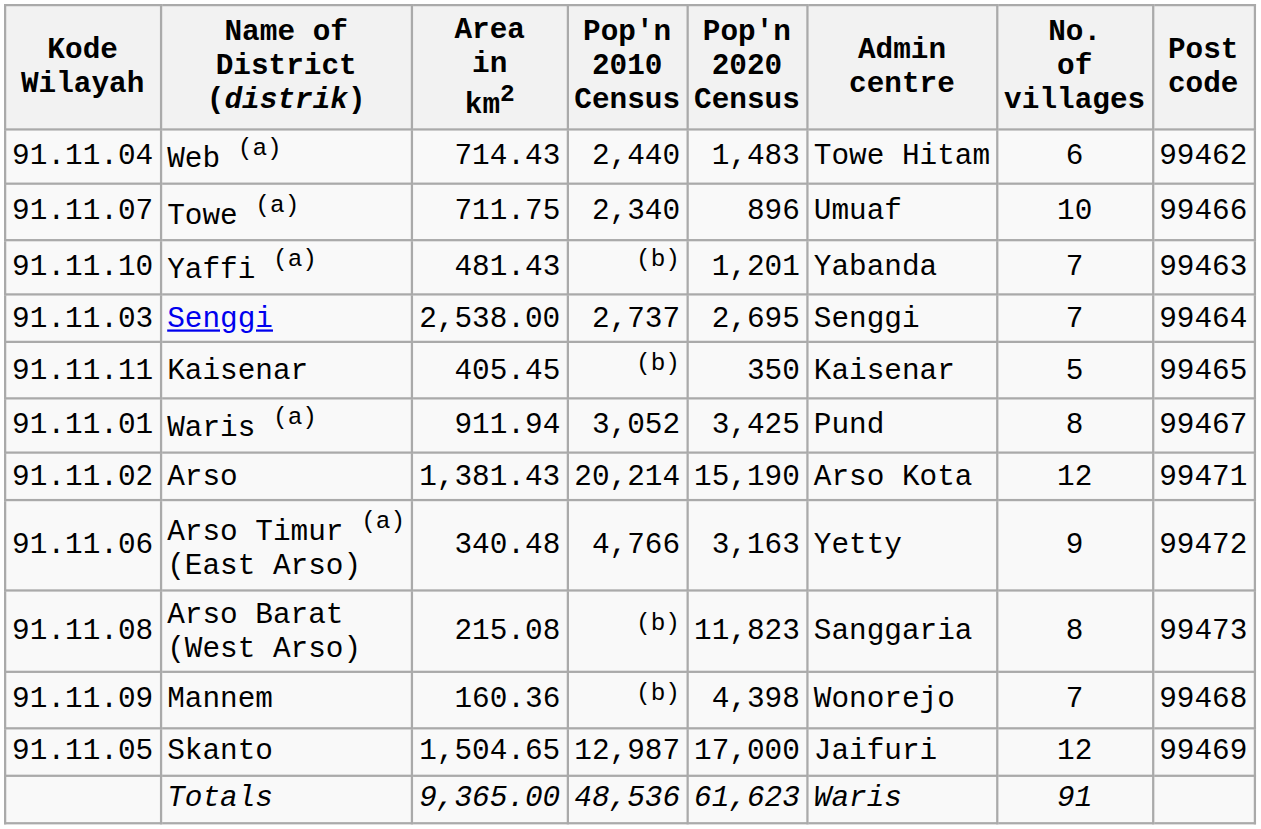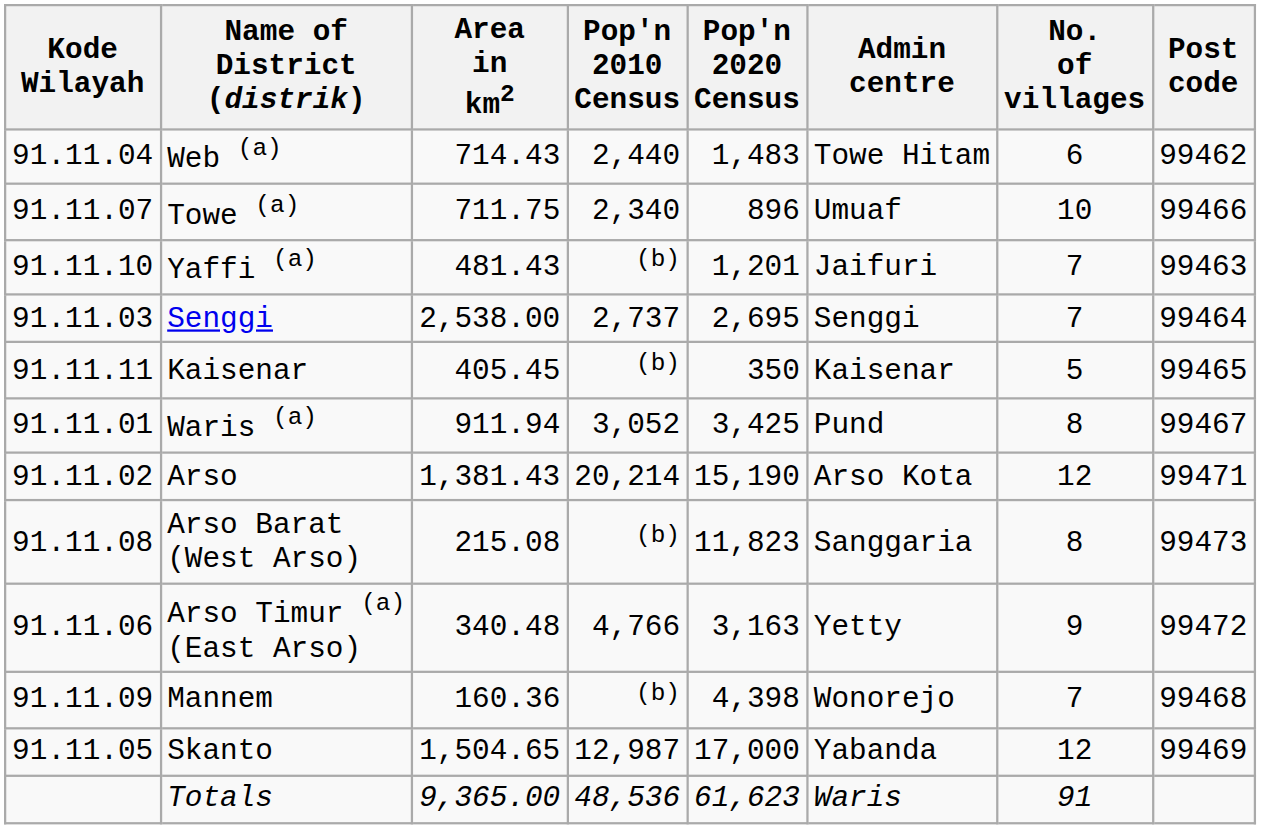(876, 267) Yabanda -> (876, 267) Jaifuri
rows swapped: (286, 546) <-> (264, 631)
(876, 752) Jaifuri -> (876, 752) Yabanda
